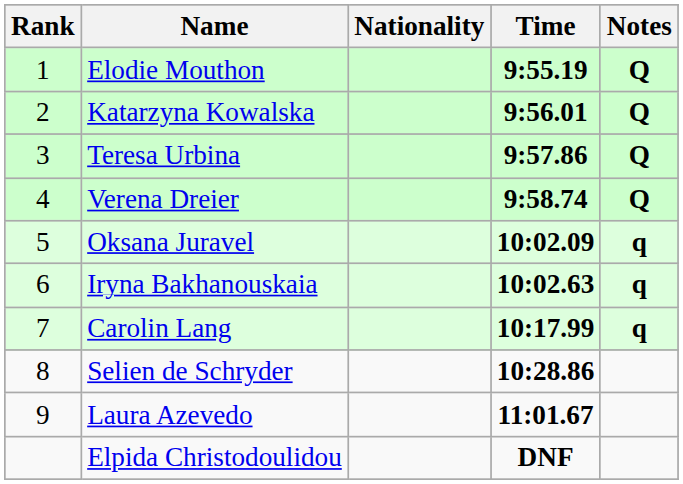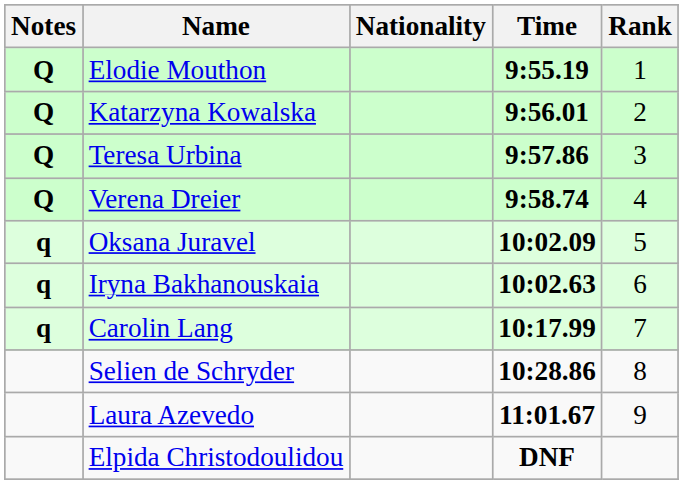columns swapped: (43, 26) <-> (639, 26)
